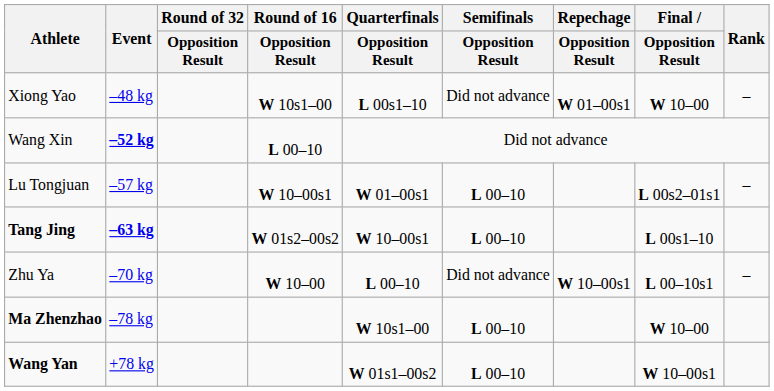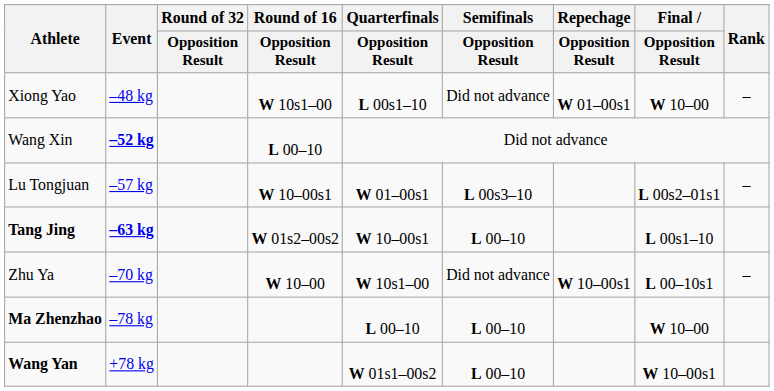(498, 194) L 00–10 -> (498, 194) L 00s3–10
(393, 284) L 00–10 -> (393, 284) W 10s1–00
(393, 329) W 10s1–00 -> (393, 329) L 00–10
